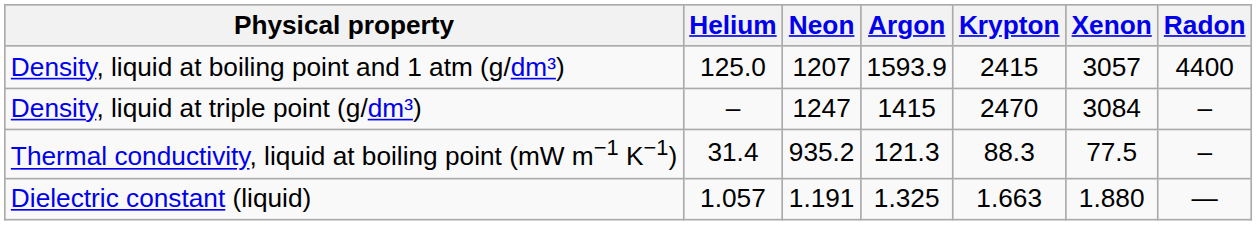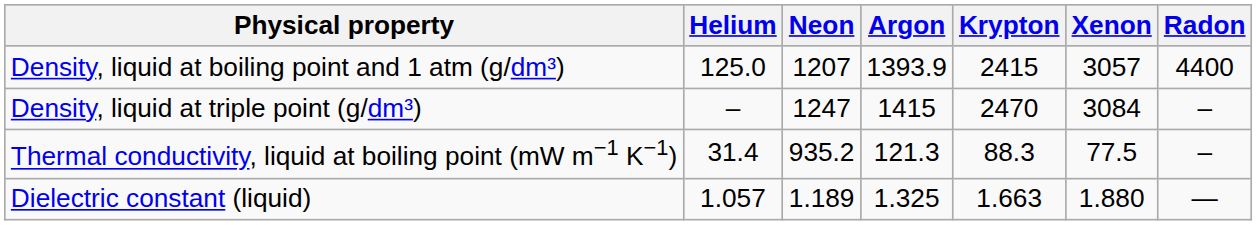(907, 66) 1593.9 -> (907, 66) 1393.9
(822, 198) 1.191 -> (822, 198) 1.189
